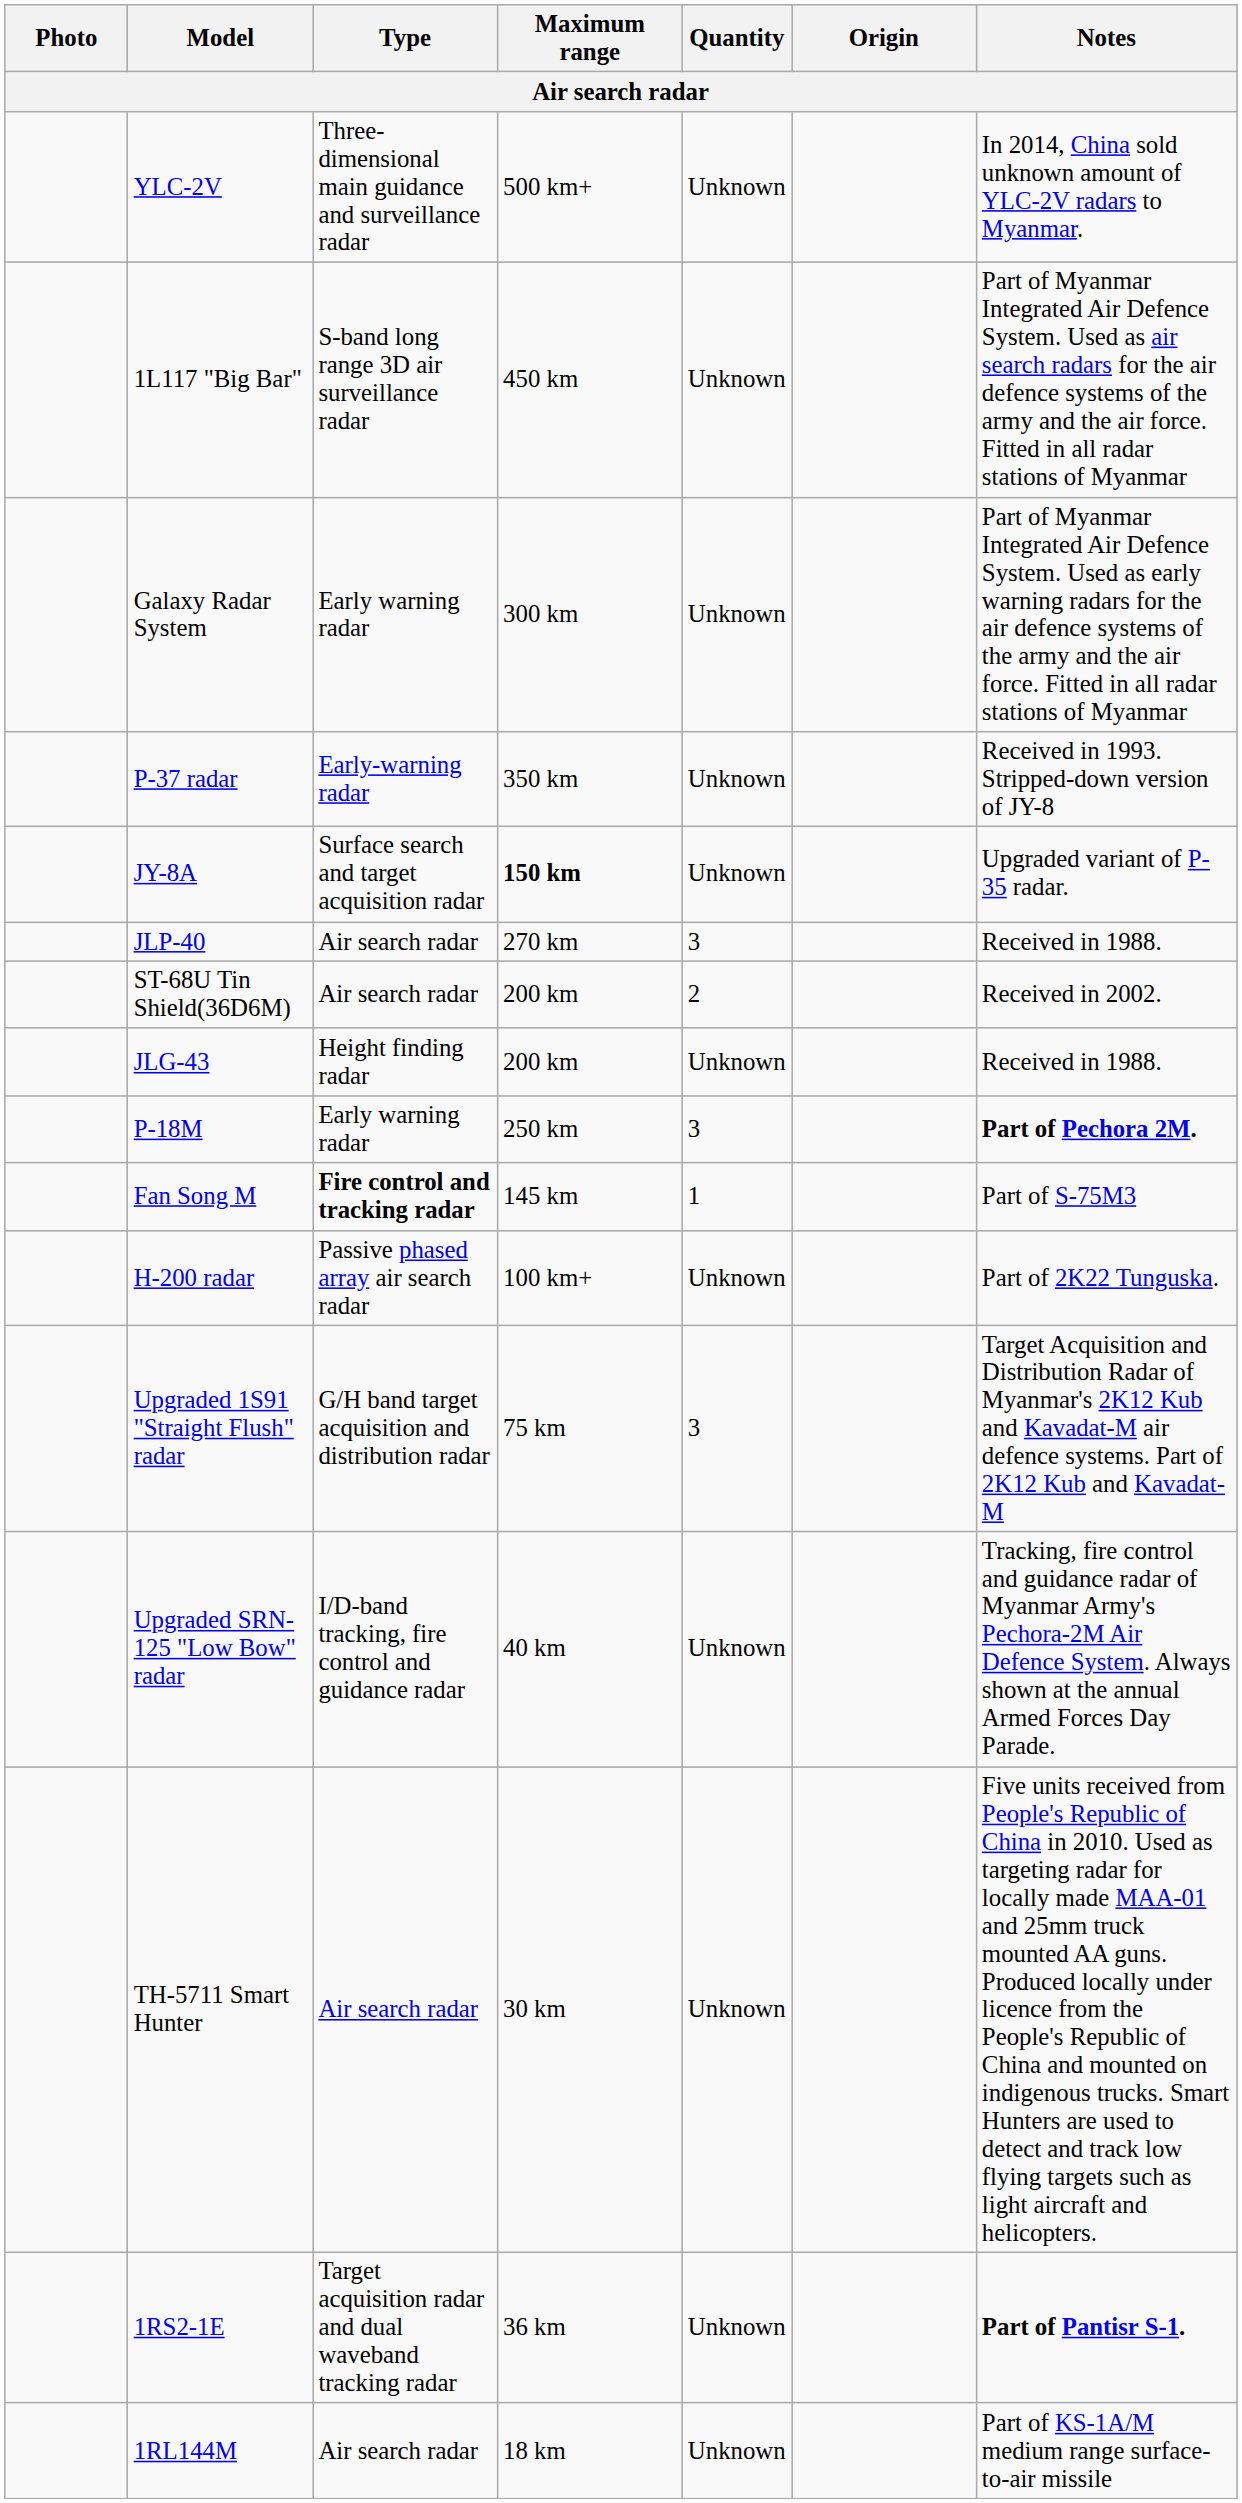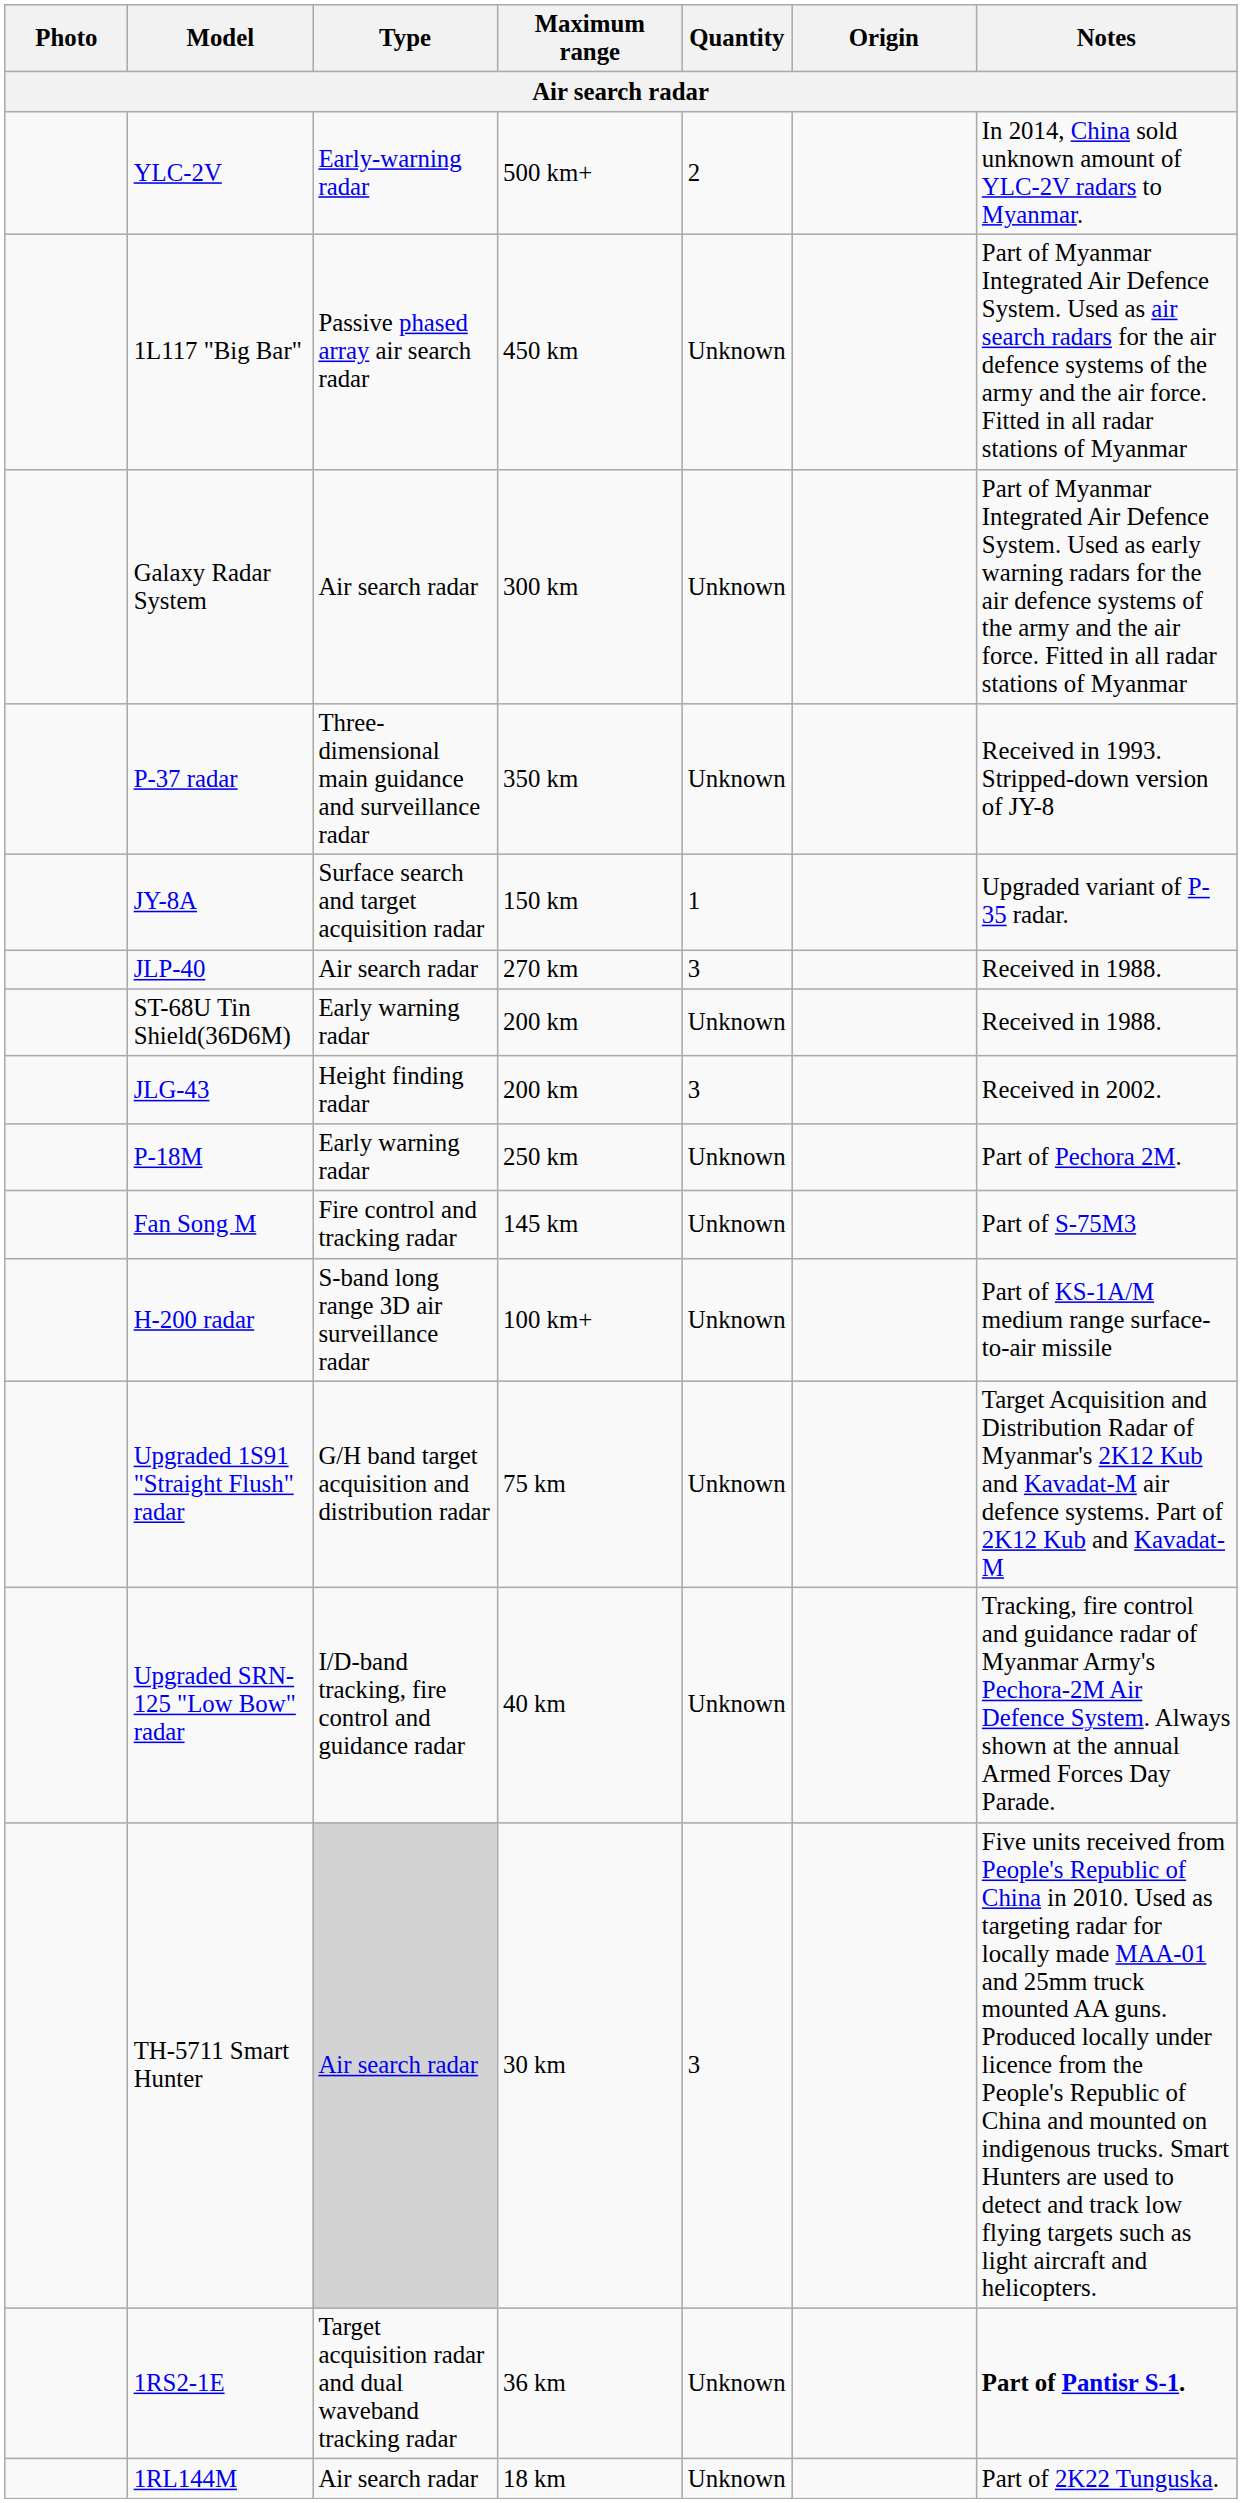(399, 186) Three-dimensional main guidance and surveillance radar -> (390, 172) Early-warning radar
(737, 186) Unknown -> (694, 172) 2
(380, 379) S-band long range 3D air surveillance radar -> (395, 351) Passive phased array air search radar
(389, 613) Early warning radar -> (398, 586) Air search radar
(390, 778) Early-warning radar -> (399, 778) Three-dimensional main guidance and surveillance radar
(542, 873) bold -> (541, 901) normal
(737, 873) Unknown -> (694, 901) 1
(398, 994) Air search radar -> (389, 1022) Early warning radar
(694, 994) 2 -> (737, 1022) Unknown
(1072, 994) Received in 2002. -> (1072, 1022) Received in 1988.
(737, 1061) Unknown -> (694, 1089) 3
(1072, 1061) Received in 1988. -> (1072, 1089) Received in 2002.
(694, 1128) 3 -> (737, 1156) Unknown
(1089, 1128) bold -> (1082, 1156) normal
(404, 1196) bold -> (398, 1224) normal
(694, 1196) 1 -> (737, 1224) Unknown
(395, 1277) Passive phased array air search radar -> (380, 1319) S-band long range 3D air surveillance radar
(1100, 1277) Part of 2K22 Tunguska. -> (1096, 1319) Part of KS-1A/M medium range surface-to-air missile
(694, 1428) 3 -> (737, 1484) Unknown
(398, 2009) no background -> (398, 2064) lightgrey background
(737, 2009) Unknown -> (694, 2064) 3
(1096, 2450) Part of KS-1A/M medium range surface-to-air missile -> (1100, 2478) Part of 2K22 Tunguska.
